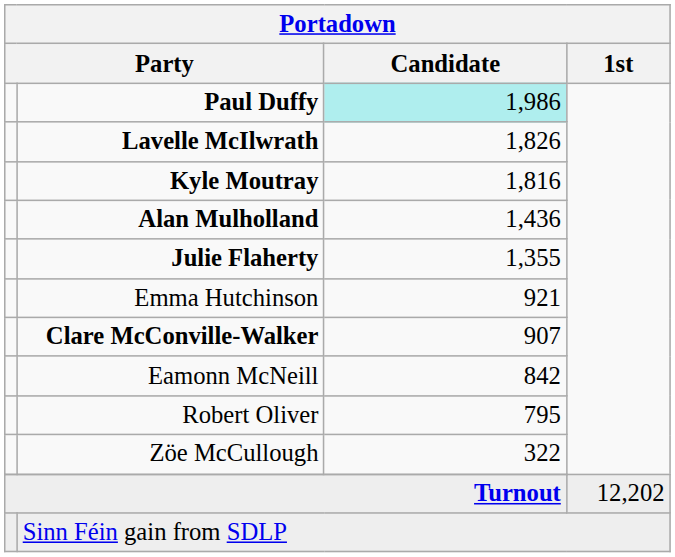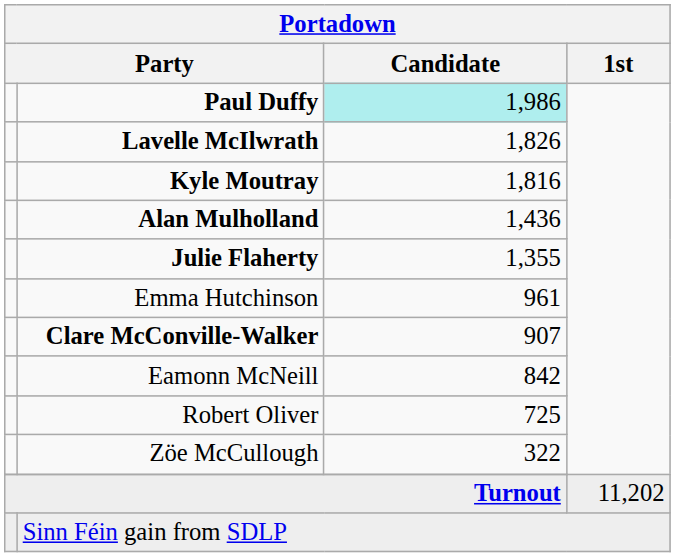(542, 297) 921 -> (542, 297) 961
(542, 414) 795 -> (542, 414) 725
(631, 492) 12,202 -> (631, 492) 11,202
